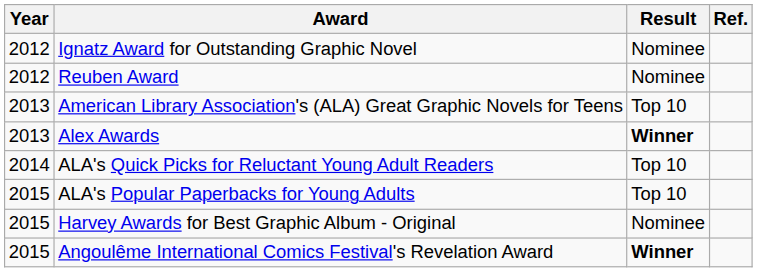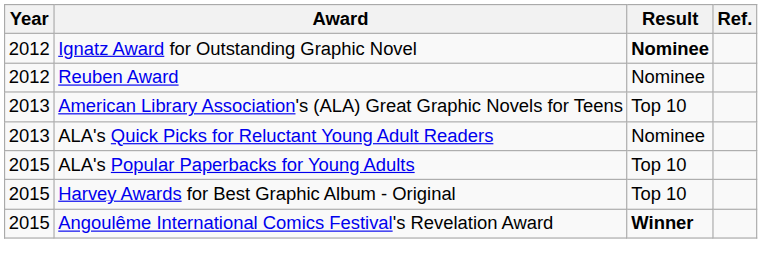(668, 48) normal -> (670, 48) bold
- row: (109, 135)
(29, 164) 2014 -> (29, 135) 2013
(659, 164) Top 10 -> (668, 135) Nominee
(668, 223) Nominee -> (659, 194) Top 10
